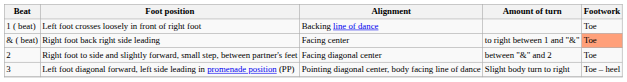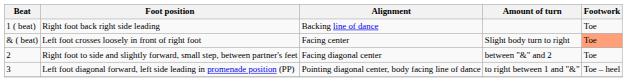(122, 26) Left foot crosses loosely in front of right foot -> (101, 26) Right foot back right side leading
(101, 41) Right foot back right side leading -> (122, 41) Left foot crosses loosely in front of right foot
(532, 41) to right between 1 and "&" -> (527, 41) Slight body turn to right
(527, 70) Slight body turn to right -> (532, 70) to right between 1 and "&"
